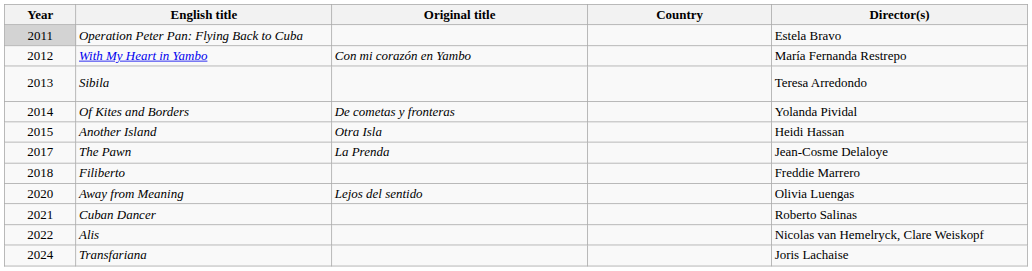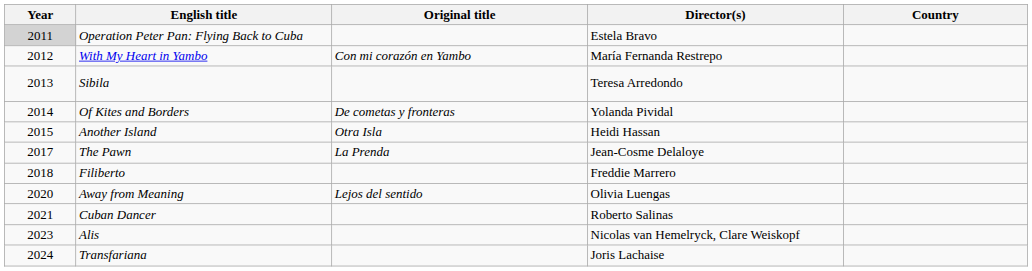columns swapped: (900, 14) <-> (680, 14)
(40, 234) 2022 -> (40, 234) 2023
